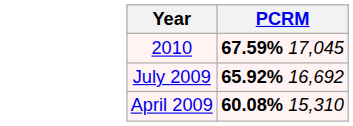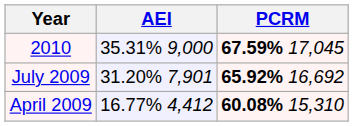+ column: (157, 19)
